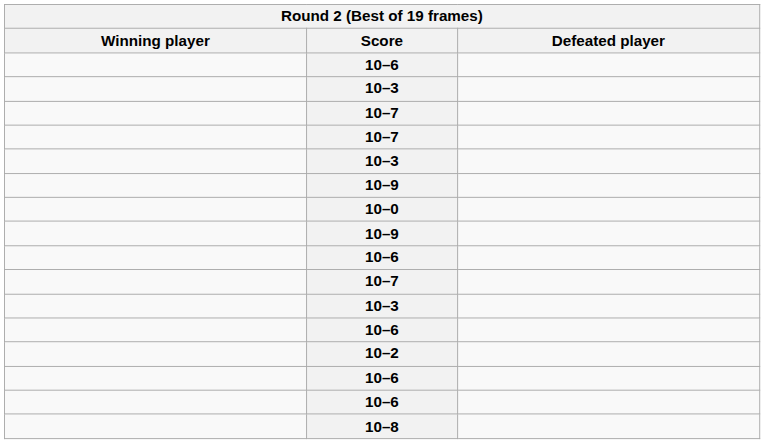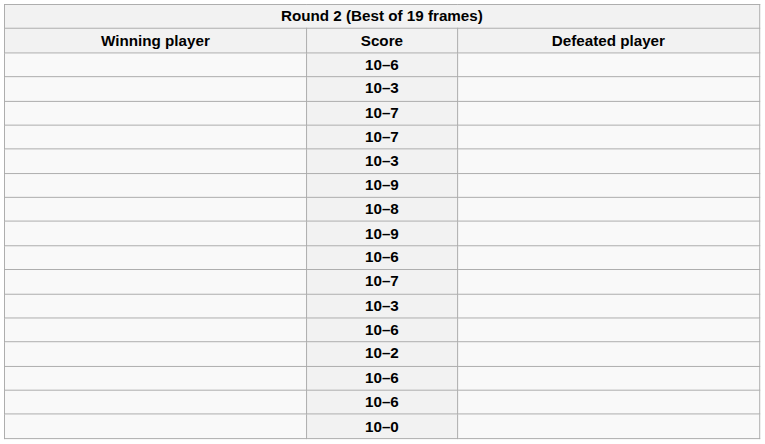rows swapped: (155, 426) <-> (155, 209)
